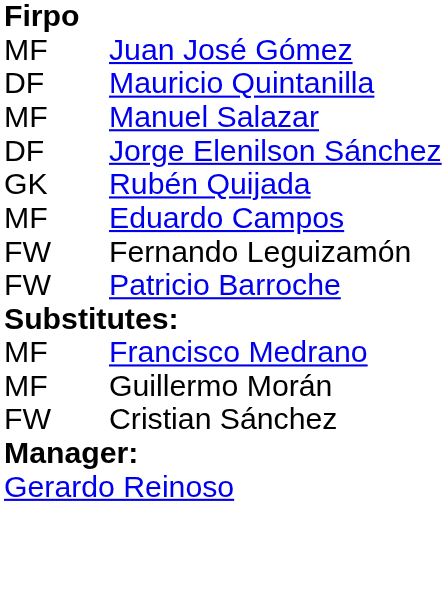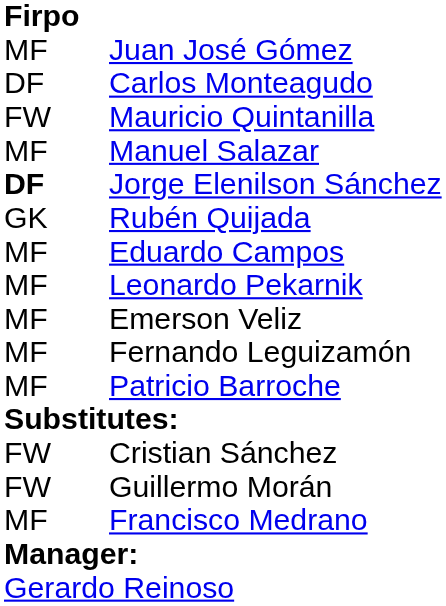+ row: (241, 83)
(24, 83) DF -> (27, 117) FW
(24, 150) normal -> (24, 184) bold
+ row: (236, 285)
+ row: (206, 318)
(27, 251) FW -> (26, 352) MF
(27, 285) FW -> (26, 385) MF
rows swapped: (223, 419) <-> (238, 352)
(26, 385) MF -> (27, 486) FW
